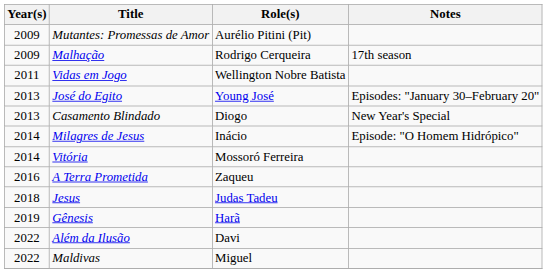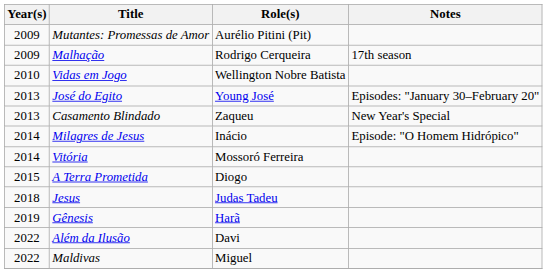(27, 75) 2011 -> (27, 75) 2010
(231, 116) Diogo -> (234, 116) Zaqueu
(27, 177) 2016 -> (27, 177) 2015
(234, 177) Zaqueu -> (231, 177) Diogo
